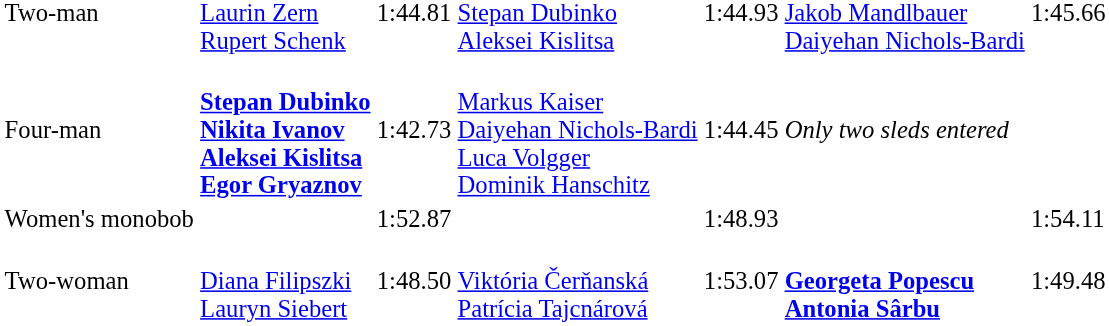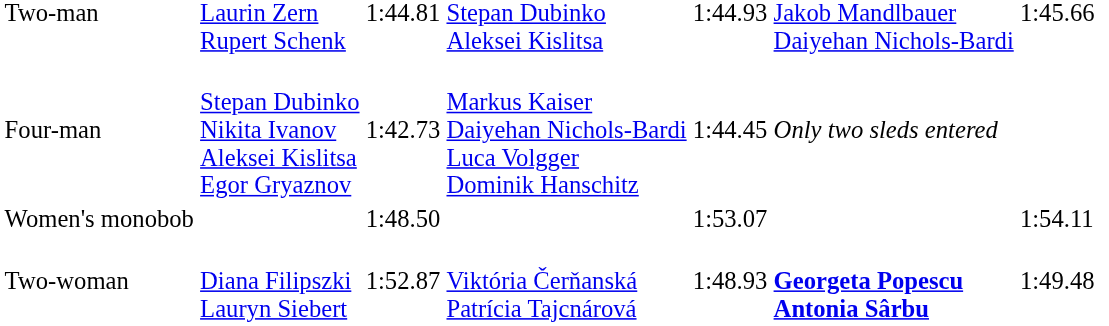(285, 143) bold -> (280, 143) normal
(414, 219) 1:52.87 -> (403, 219) 1:48.50
(741, 219) 1:48.93 -> (730, 219) 1:53.07
(414, 280) 1:48.50 -> (403, 280) 1:52.87
(741, 280) 1:53.07 -> (730, 280) 1:48.93
